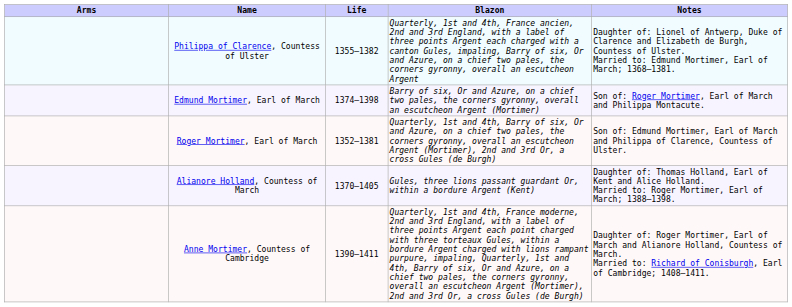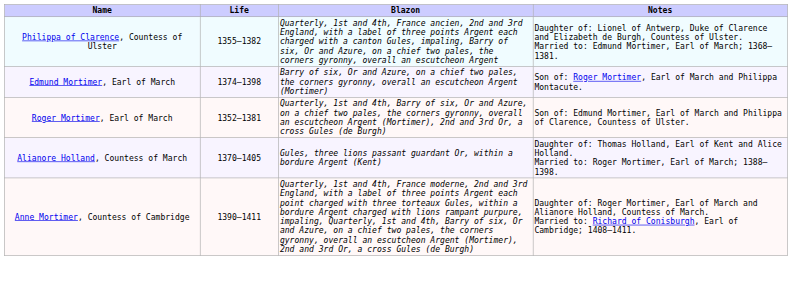- column: (87, 11)
